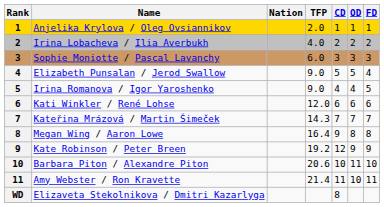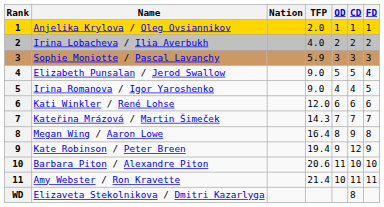columns swapped: (340, 12) <-> (356, 12)
(316, 58) 6.0 -> (316, 58) 5.9
(319, 149) 19.2 -> (319, 149) 19.4
